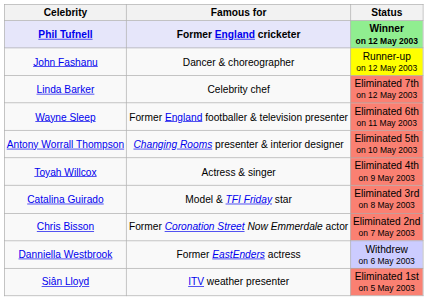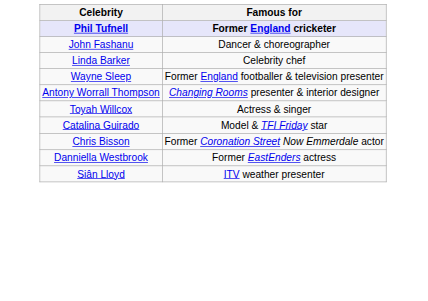- column: (387, 12)
